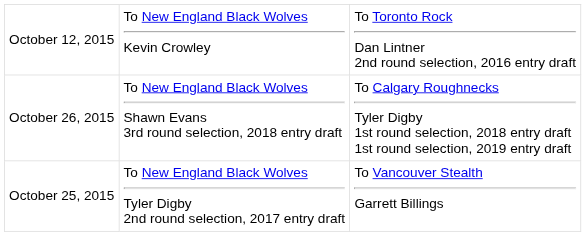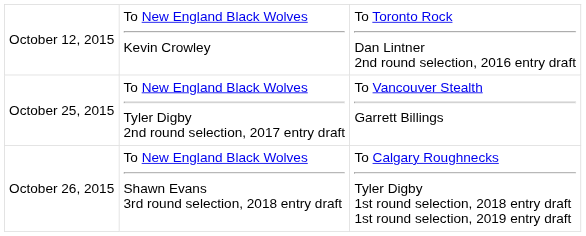rows swapped: (62, 196) <-> (62, 117)
